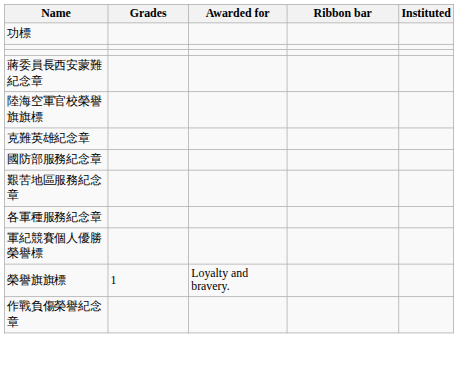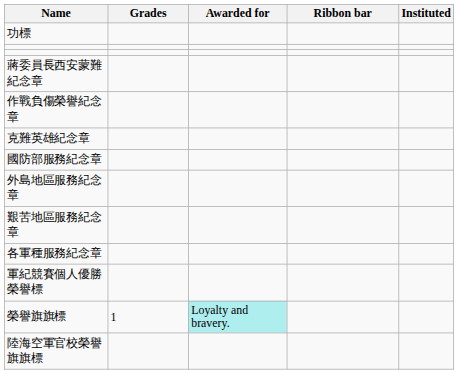rows swapped: (54, 314) <-> (54, 109)
+ row: (54, 188)
(220, 280) no background -> (220, 316) paleturquoise background
